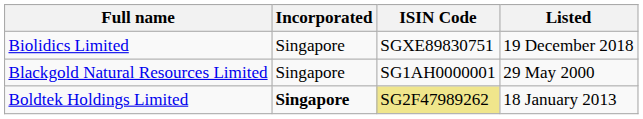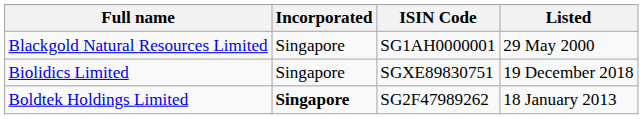rows swapped: (69, 45) <-> (138, 72)
(435, 99) khaki background -> (435, 99) no background
